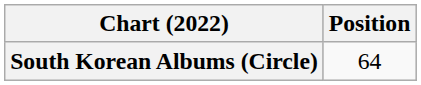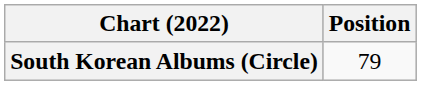(370, 60) 64 -> (370, 60) 79
